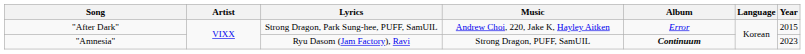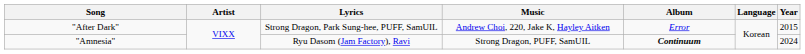(789, 41) 2023 -> (789, 41) 2024
